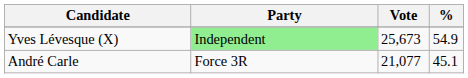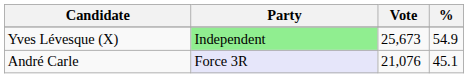(221, 61) no background -> (221, 61) lavender background
(401, 61) 21,077 -> (401, 61) 21,076
